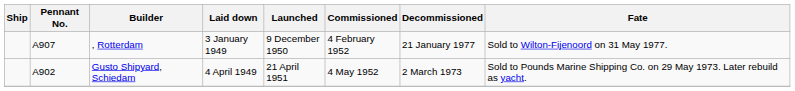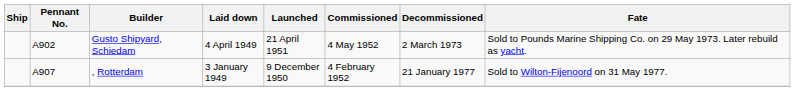rows swapped: (117, 44) <-> (127, 72)
